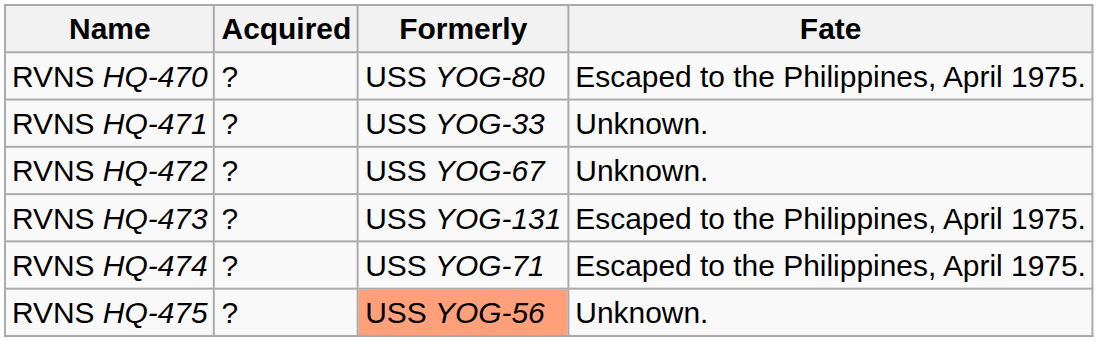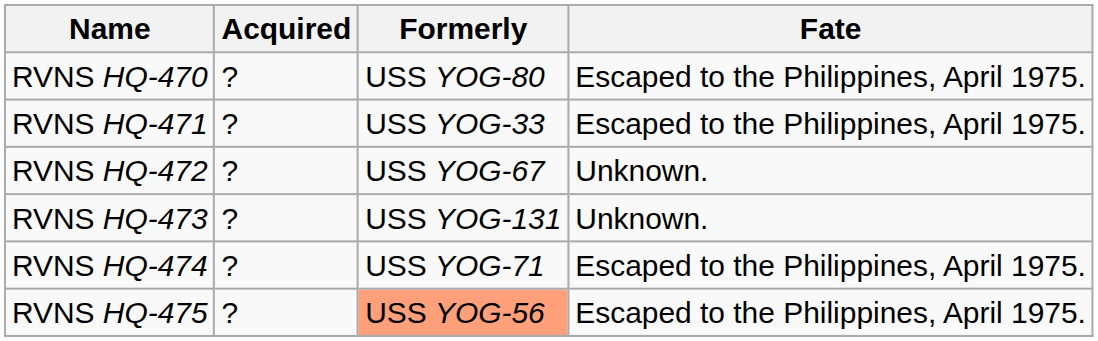(642, 124) Unknown. -> (831, 124) Escaped to the Philippines, April 1975.
(831, 218) Escaped to the Philippines, April 1975. -> (642, 218) Unknown.
(642, 313) Unknown. -> (831, 313) Escaped to the Philippines, April 1975.
